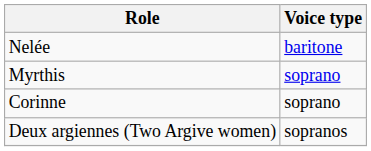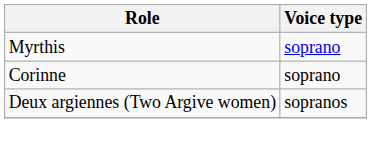- row: (29, 46)
